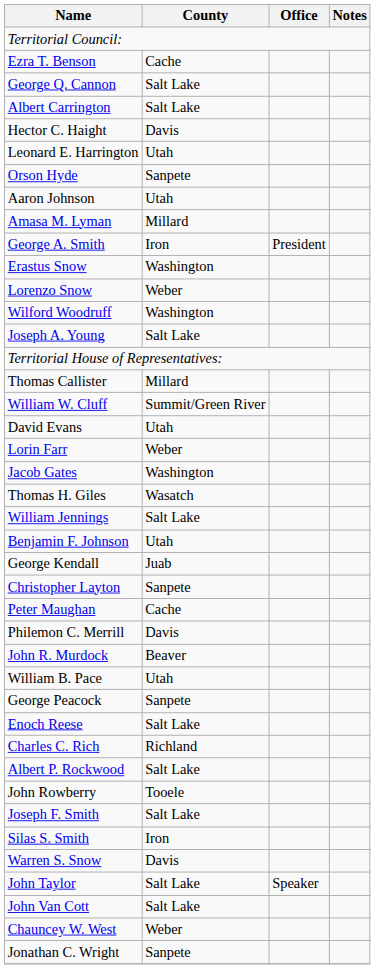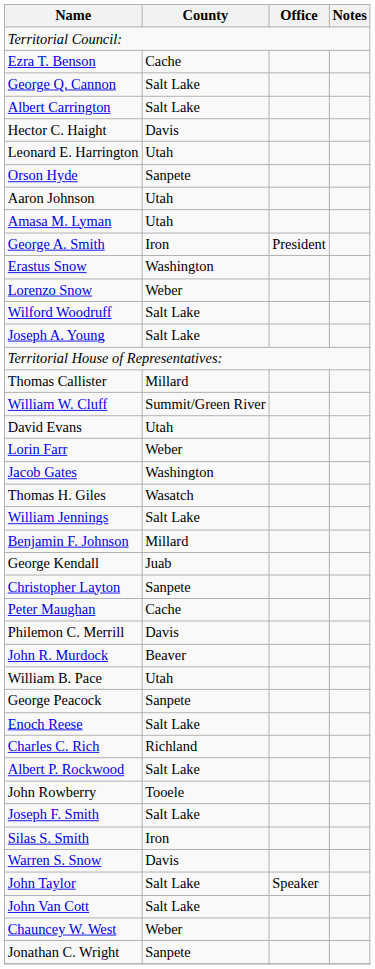(167, 221) Millard -> (159, 221) Utah
(179, 312) Washington -> (173, 312) Salt Lake
(159, 541) Utah -> (167, 541) Millard
